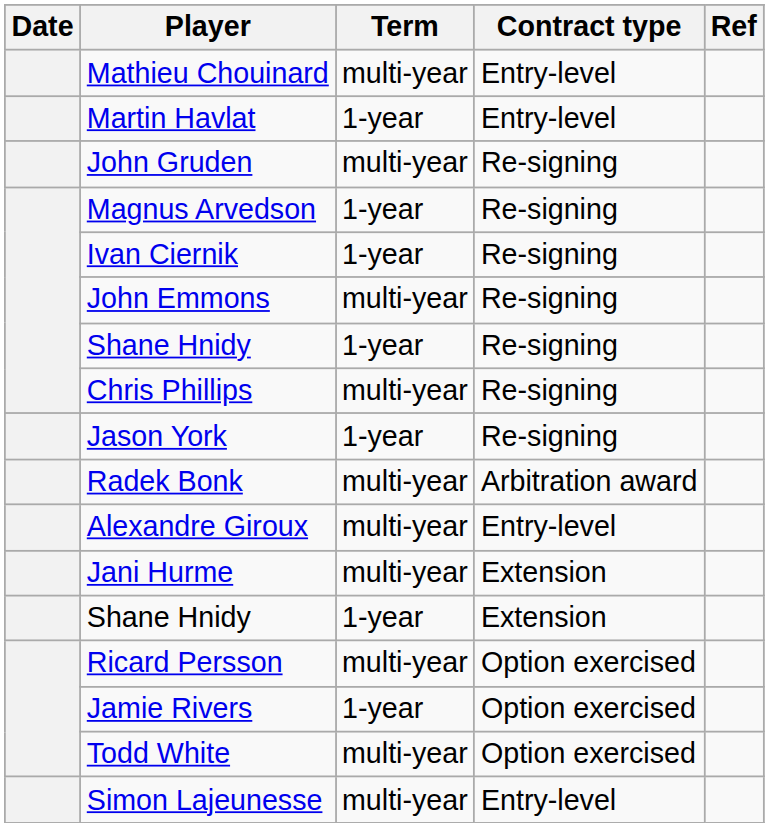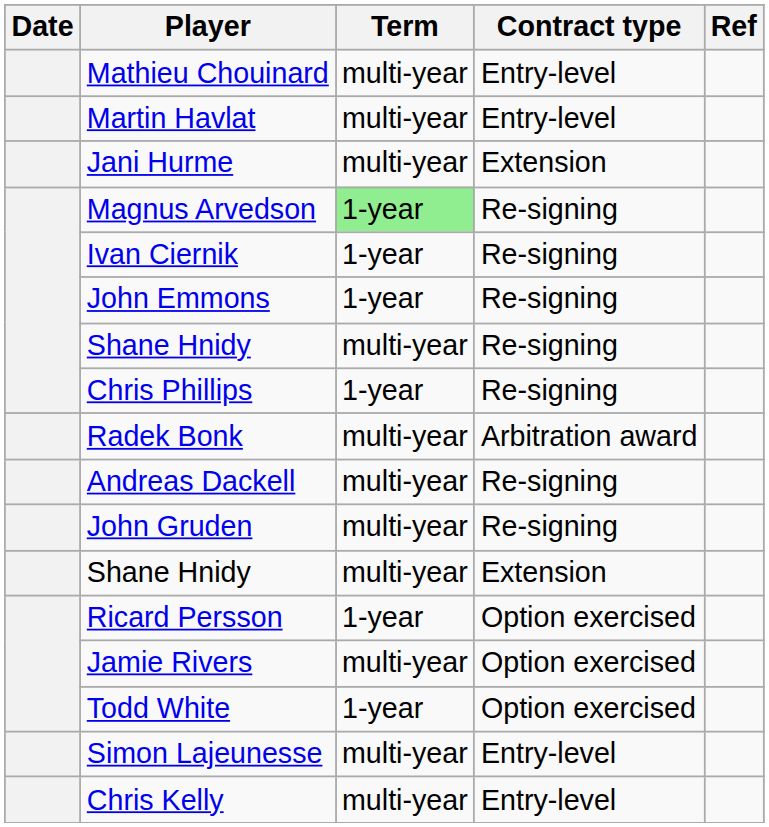(383, 118) 1-year -> (405, 118) multi-year
rows swapped: (170, 163) <-> (160, 572)
(383, 208) no background -> (383, 208) lightgreen background
(405, 299) multi-year -> (383, 299) 1-year
(383, 345) 1-year -> (405, 345) multi-year
(405, 390) multi-year -> (383, 390) 1-year
- row: (157, 436)
+ row: (191, 481)
- row: (197, 526)
(383, 617) 1-year -> (405, 572) multi-year
(405, 663) multi-year -> (383, 617) 1-year
(383, 708) 1-year -> (405, 663) multi-year
(405, 753) multi-year -> (383, 708) 1-year
+ row: (155, 799)
